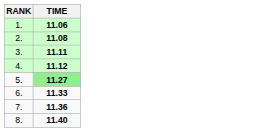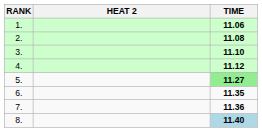+ column: (122, 12)
(57, 52) 11.11 -> (234, 52) 11.10
(57, 93) 11.33 -> (234, 93) 11.35
(57, 121) no background -> (234, 121) lightblue background
